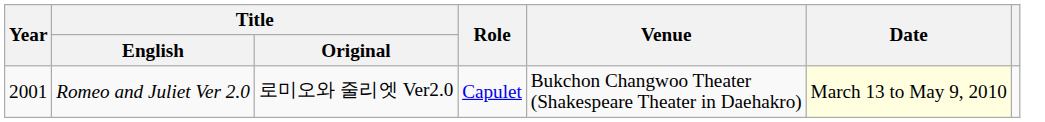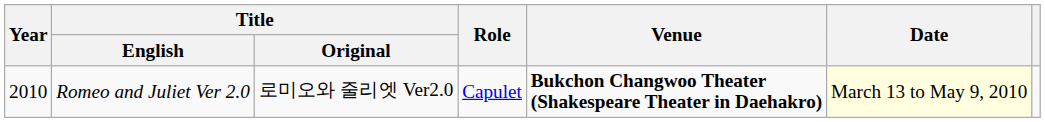(28, 91) 2001 -> (28, 91) 2010
(666, 91) normal -> (676, 91) bold
